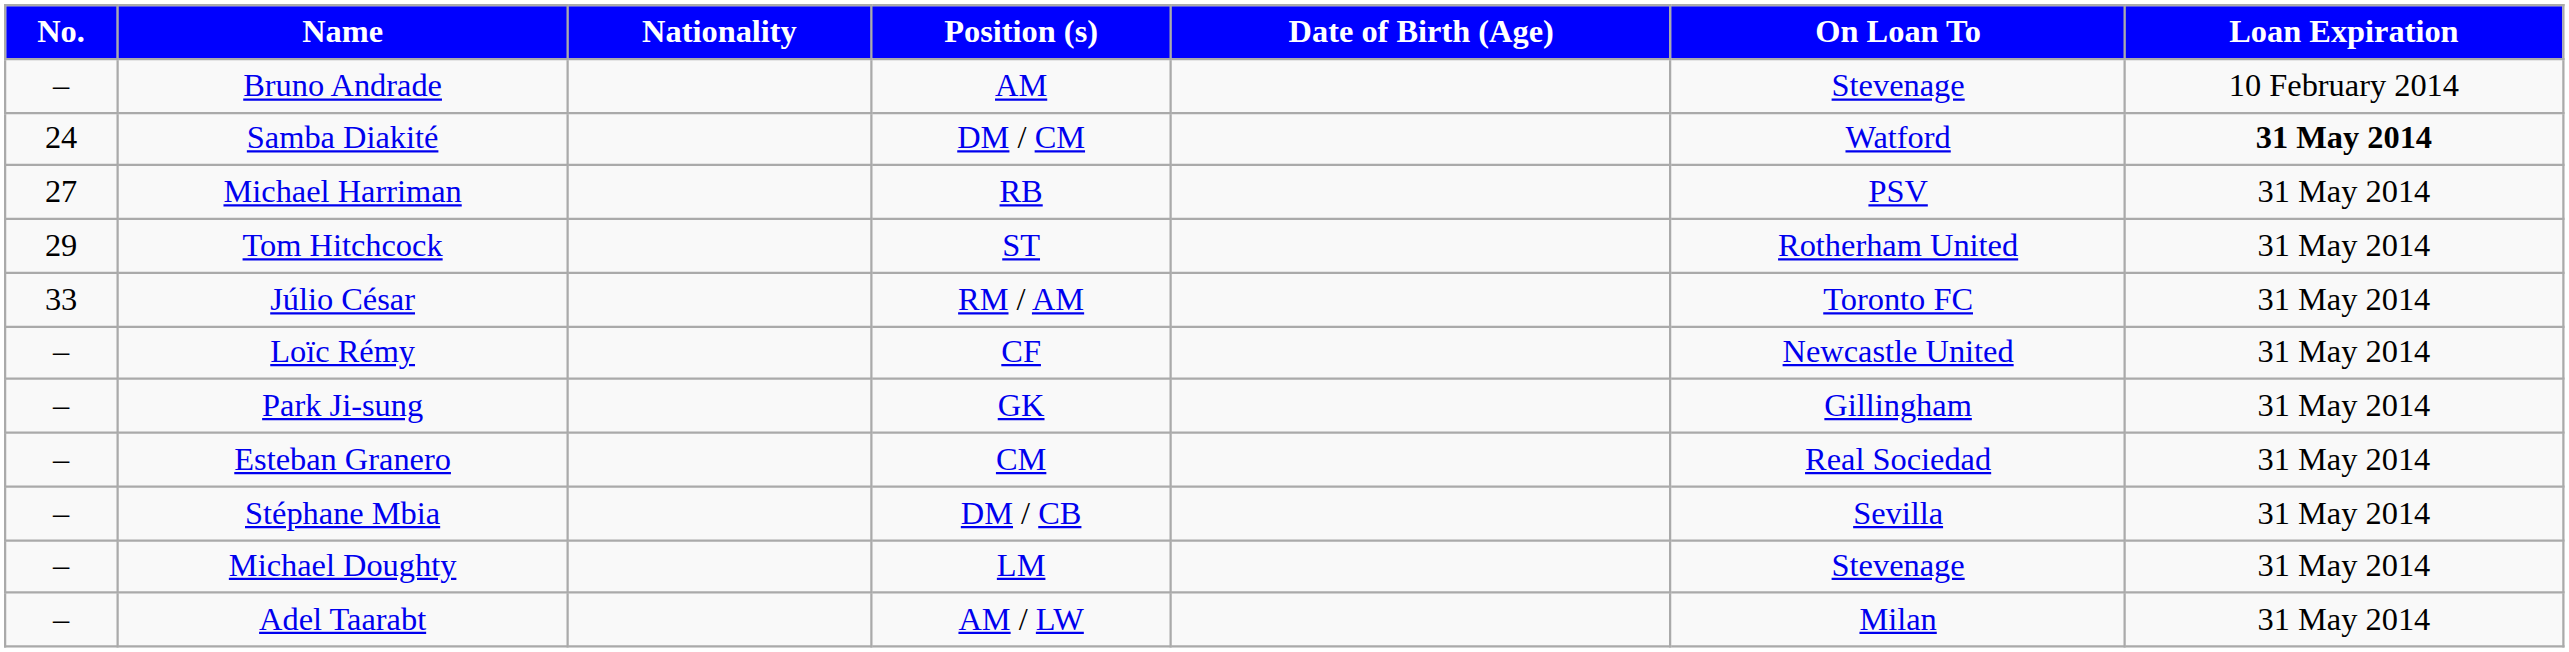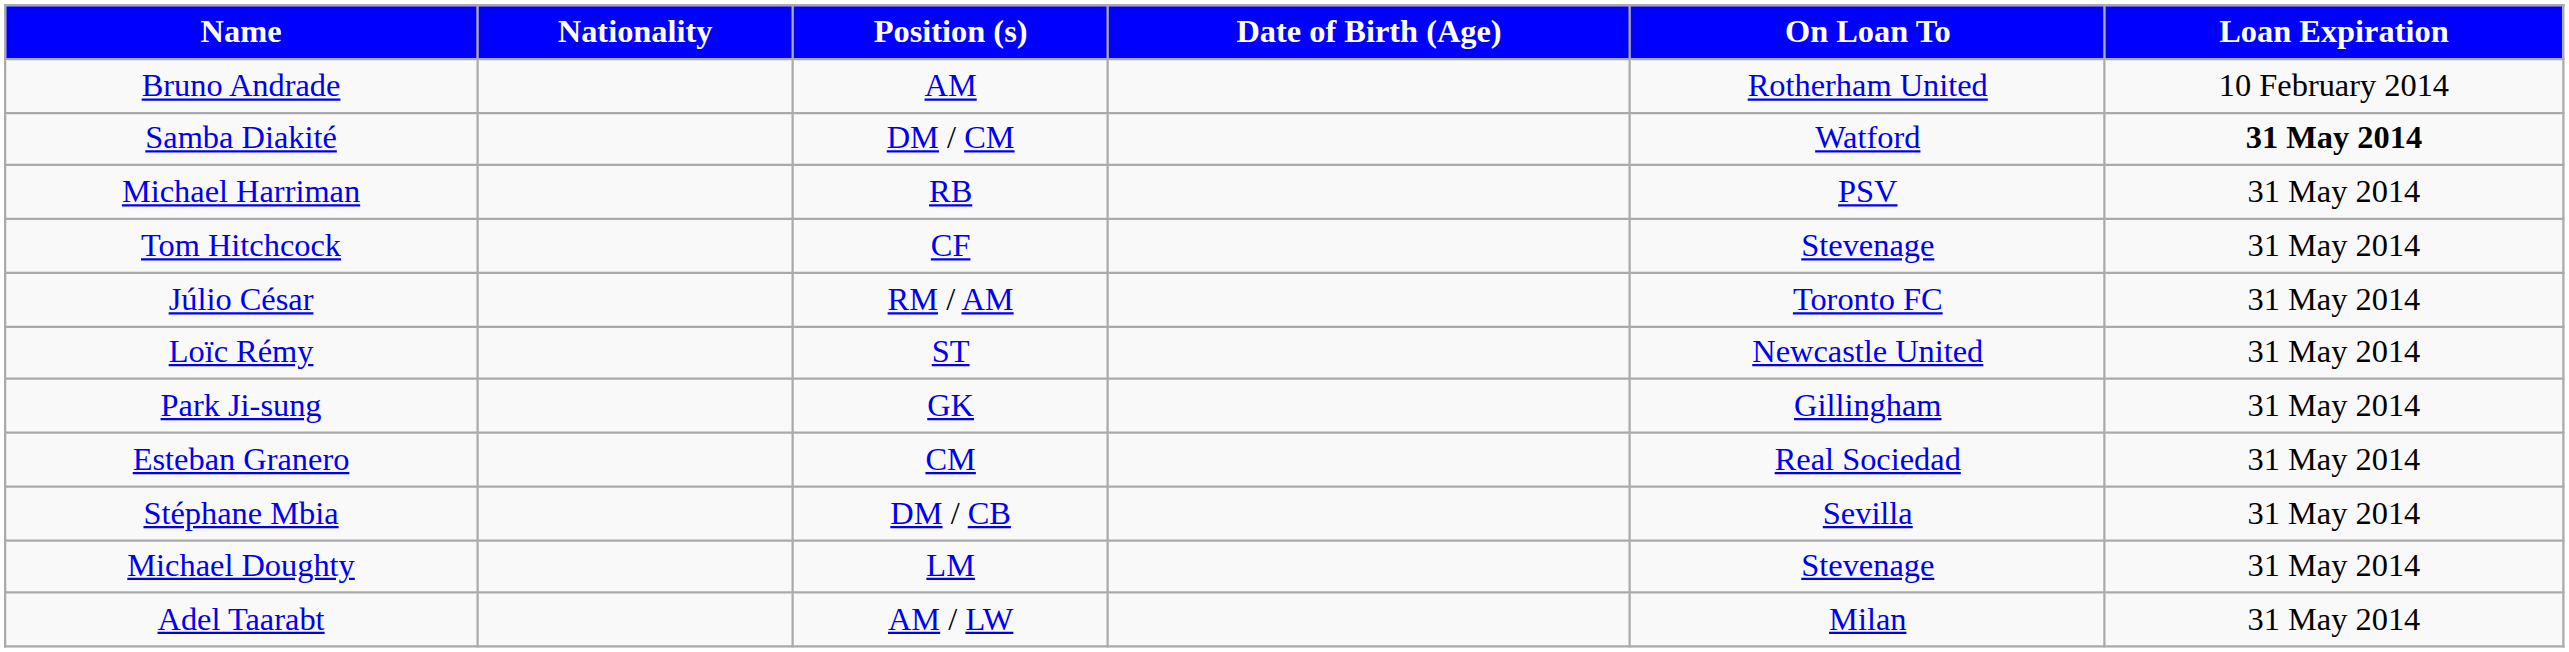- column: (61, 31)
(1898, 85) Stevenage -> (1868, 85) Rotherham United
(1021, 245) ST -> (951, 245) CF
(1898, 245) Rotherham United -> (1868, 245) Stevenage
(1021, 352) CF -> (951, 352) ST
